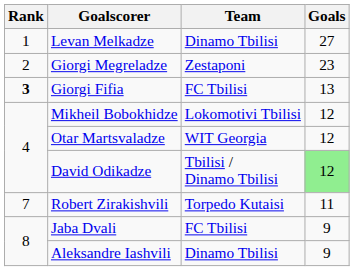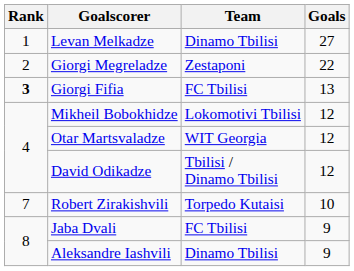(327, 65) 23 -> (327, 65) 22
(327, 171) lightgreen background -> (327, 171) no background
(327, 204) 11 -> (327, 204) 10
